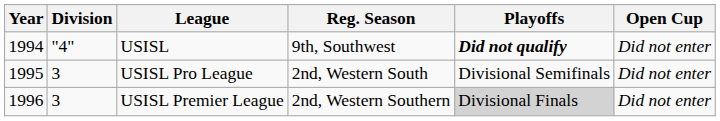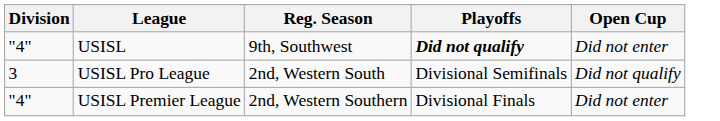- column: (26, 18)
(664, 73) Did not enter -> (628, 73) Did not qualify
(56, 101) 3 -> (20, 101) "4"
(518, 101) lightgrey background -> (475, 101) no background
